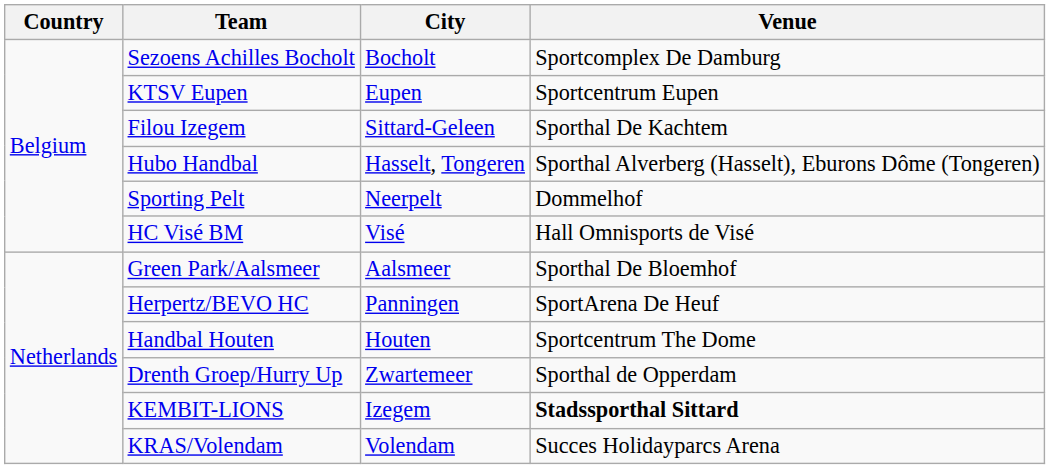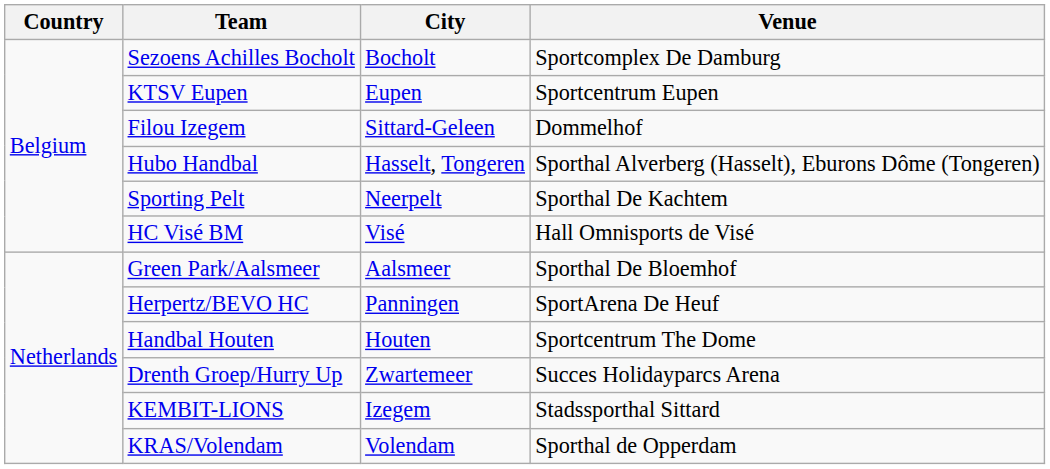(632, 127) Sporthal De Kachtem -> (589, 127) Dommelhof
(589, 198) Dommelhof -> (632, 198) Sporthal De Kachtem
(636, 374) Sporthal de Opperdam -> (657, 374) Succes Holidayparcs Arena
(637, 410) bold -> (628, 410) normal
(657, 445) Succes Holidayparcs Arena -> (636, 445) Sporthal de Opperdam
